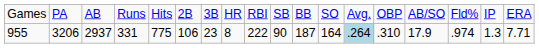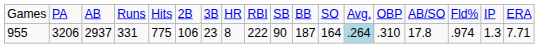(420, 33) 17.9 -> (420, 33) 17.8
